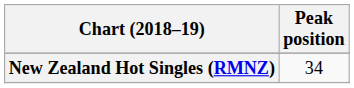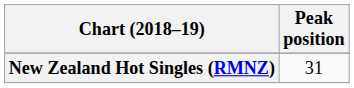(314, 67) 34 -> (314, 67) 31
